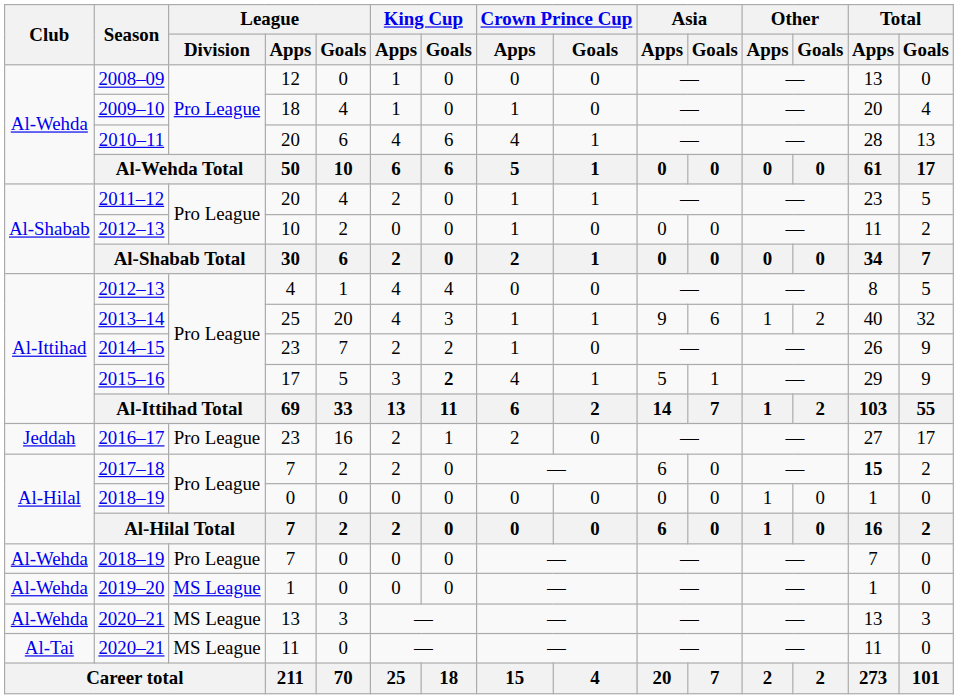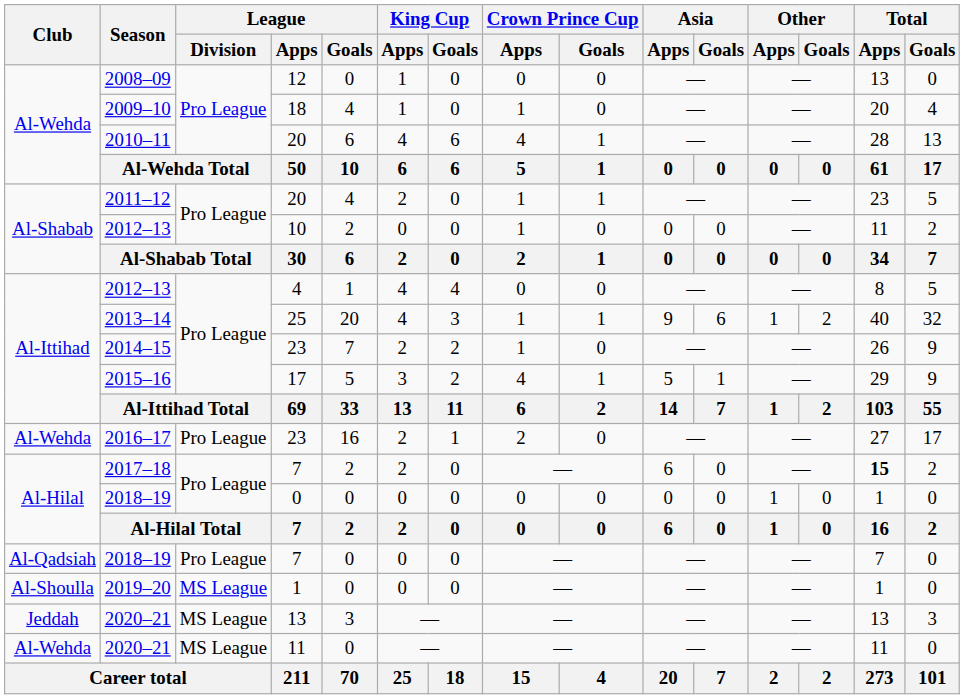(449, 378) bold -> (455, 378) normal
(49, 438) Jeddah -> (52, 438) Al-Wehda
(49, 558) Al-Wehda -> (52, 558) Al-Qadsiah
(49, 588) Al-Wehda -> (52, 588) Al-Shoulla
(49, 618) Al-Wehda -> (52, 618) Jeddah
(49, 648) Al-Tai -> (52, 648) Al-Wehda
